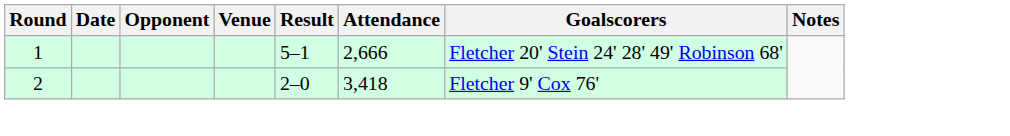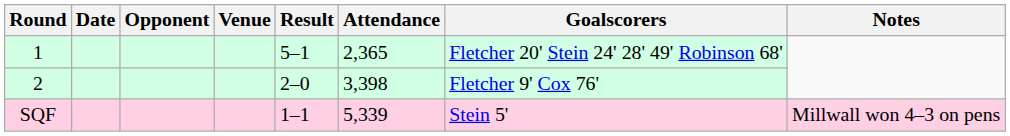(365, 51) 2,666 -> (365, 51) 2,365
(365, 83) 3,418 -> (365, 83) 3,398
+ row: (38, 114)
